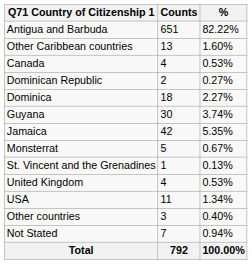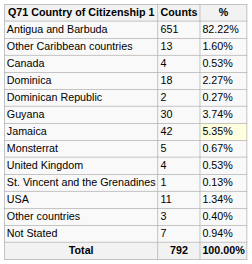rows swapped: (29, 98) <-> (54, 81)
(218, 132) no background -> (218, 132) lightyellow background
rows swapped: (81, 166) <-> (45, 183)
